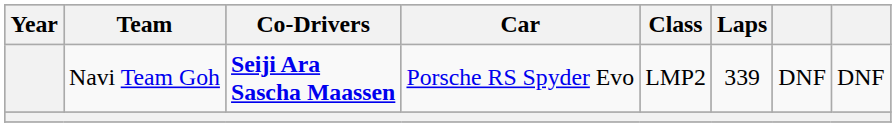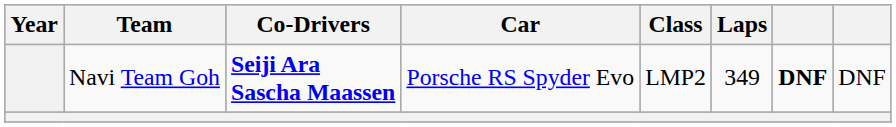(742, 77) 339 -> (742, 77) 349
(802, 77) normal -> (803, 77) bold
